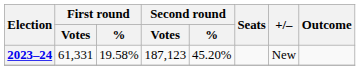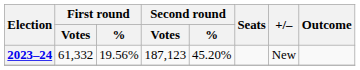(76, 55) 61,331 -> (76, 55) 61,332
(119, 55) 19.58% -> (119, 55) 19.56%
